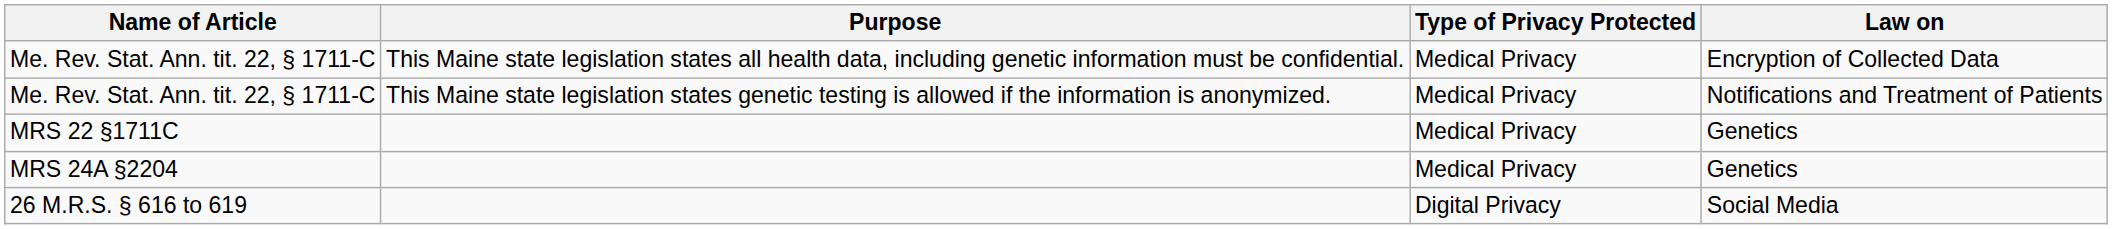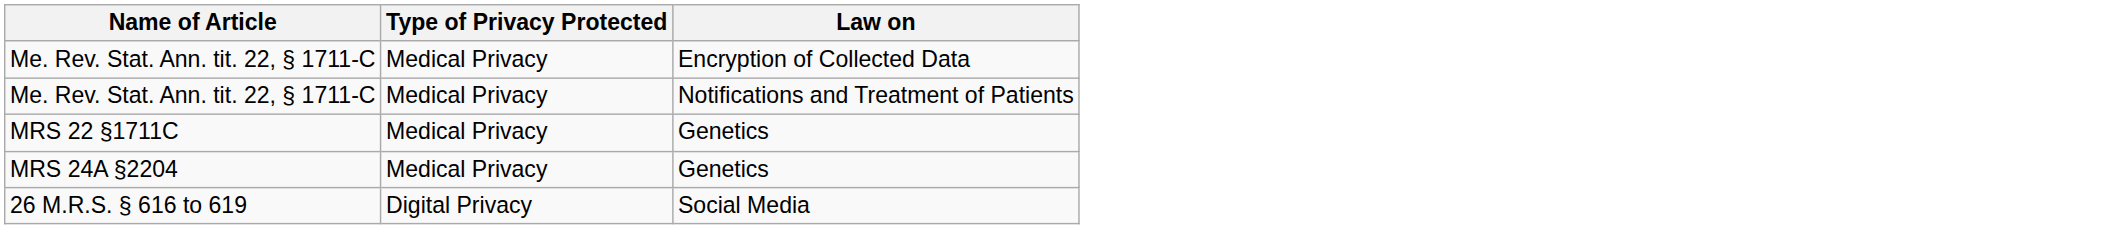- column: (895, 22)
